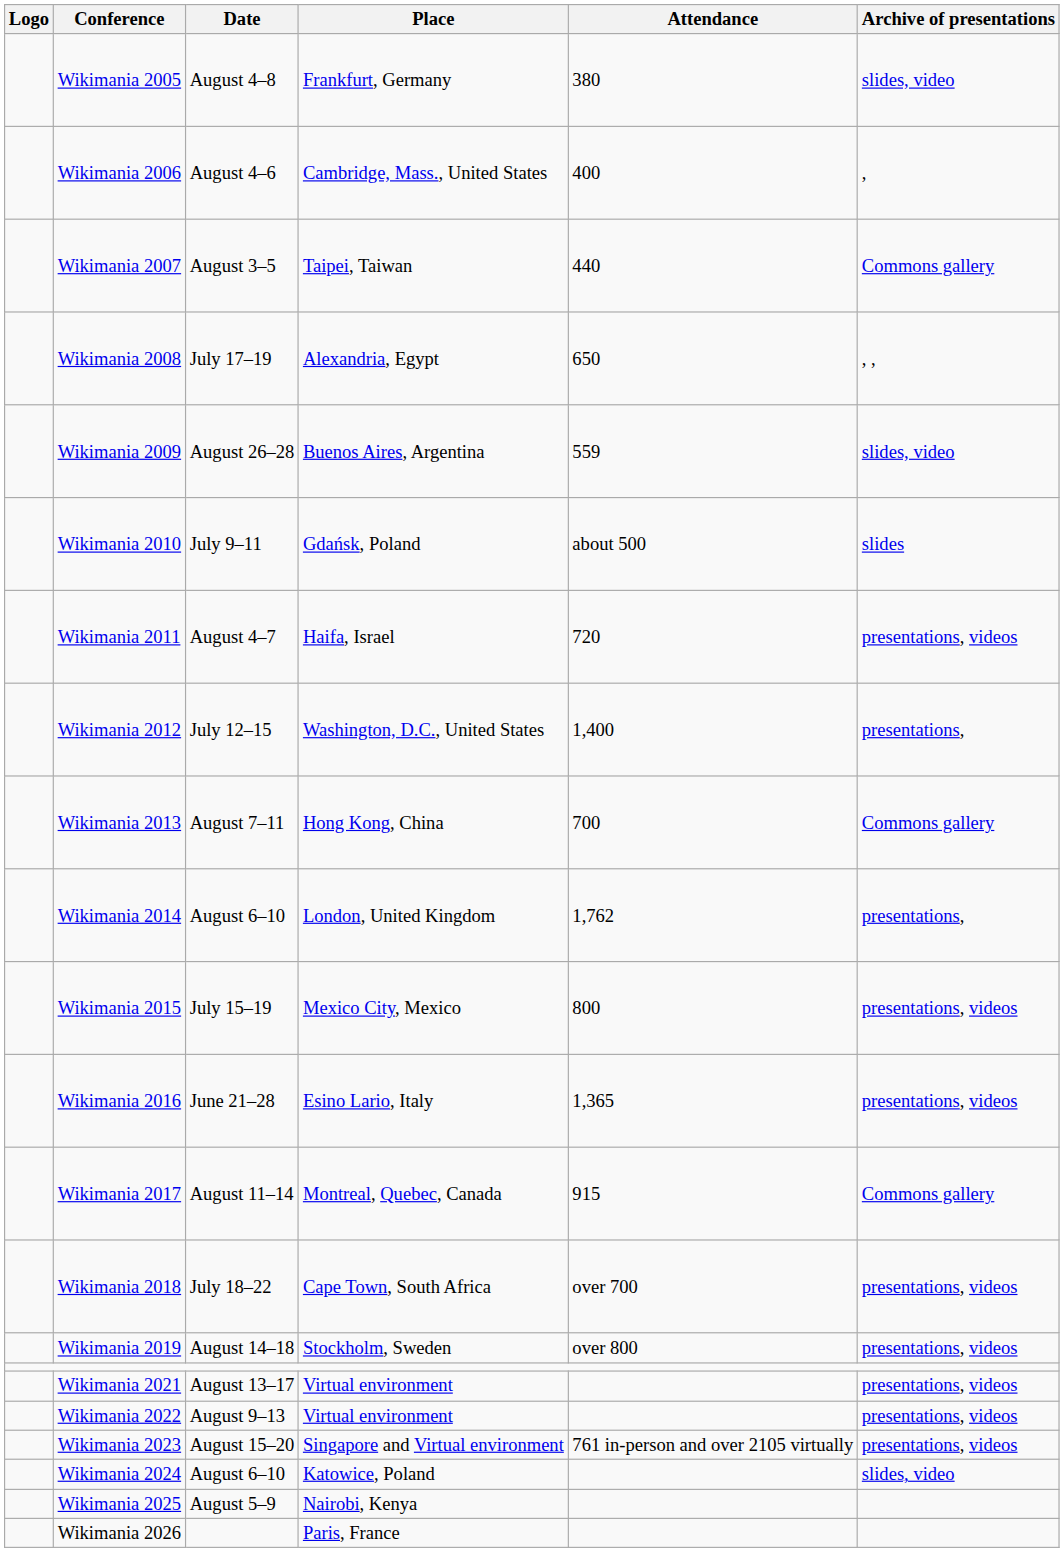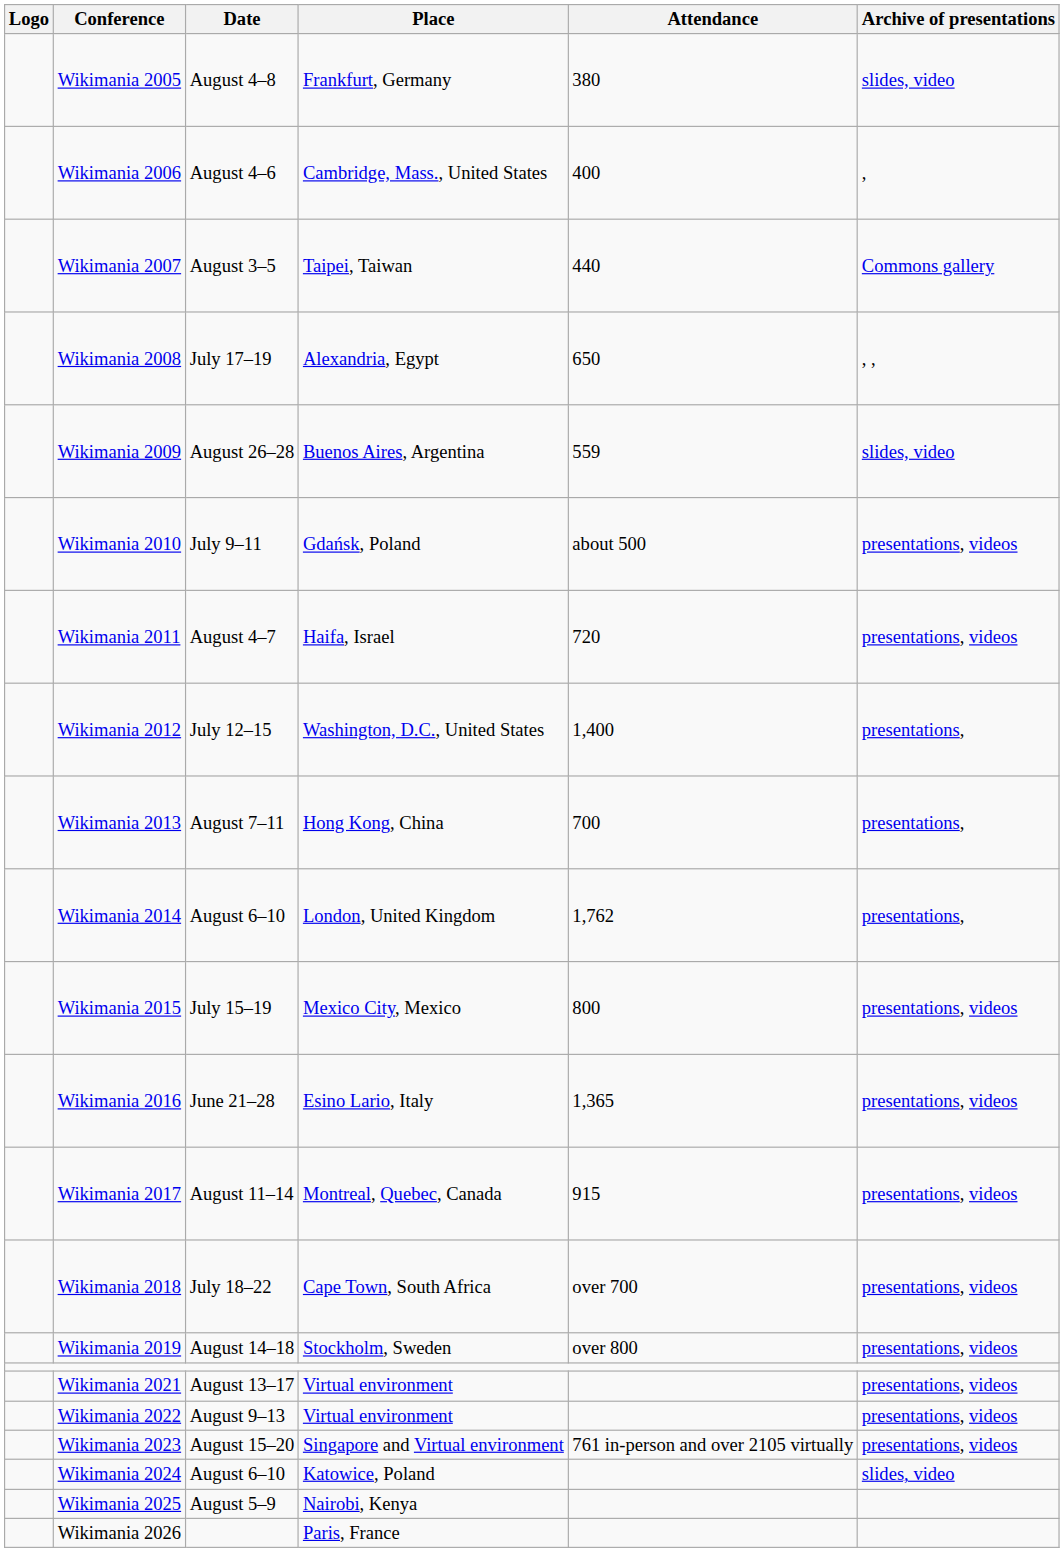(883, 544) slides -> (940, 544) presentations, videos
(928, 822) Commons gallery -> (913, 822) presentations,
(928, 1193) Commons gallery -> (940, 1193) presentations, videos
